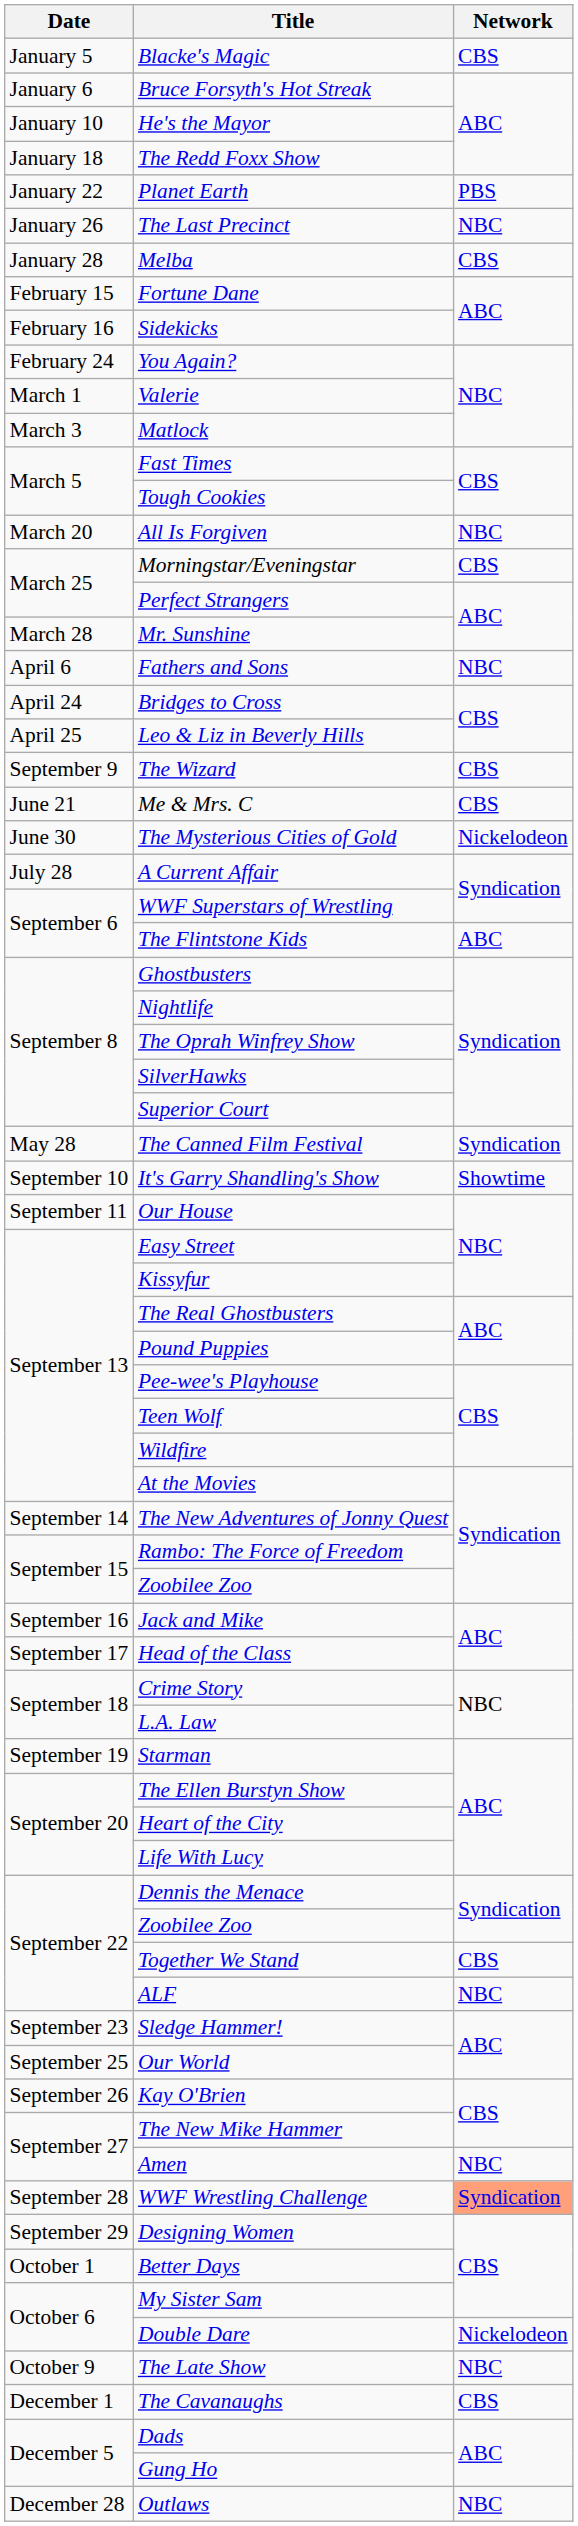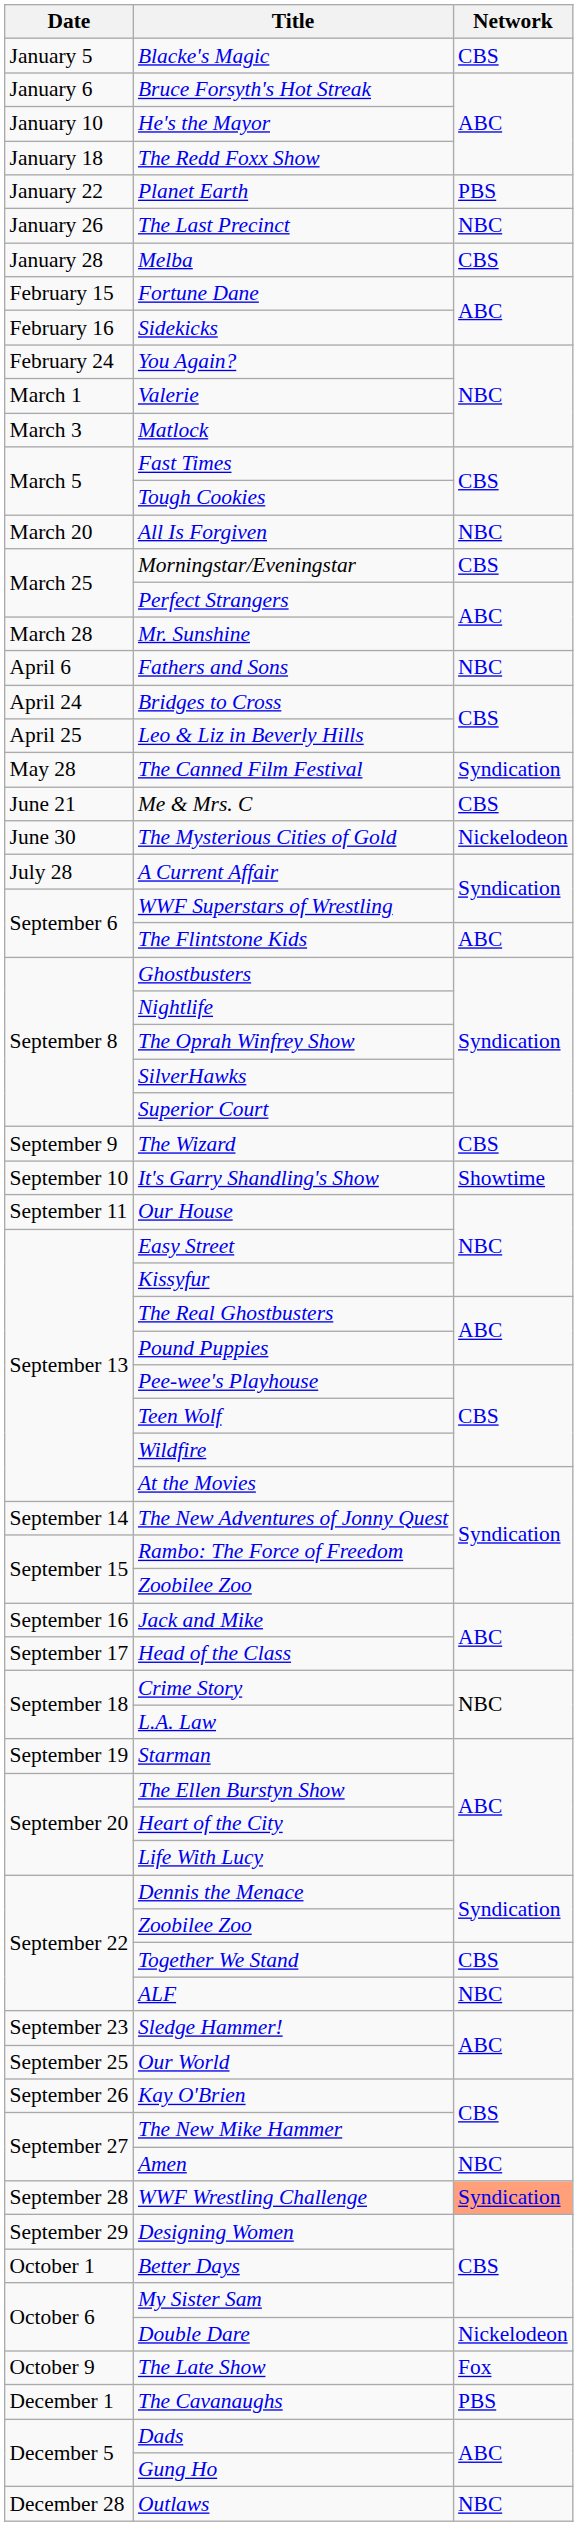rows swapped: (43, 1143) <-> (63, 769)
(480, 2367) NBC -> (475, 2367) Fox
(478, 2401) CBS -> (477, 2401) PBS
